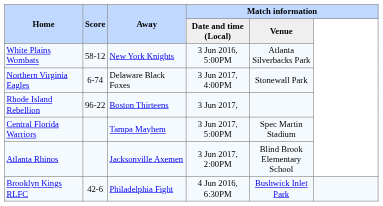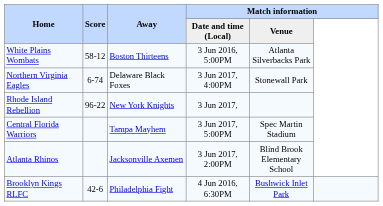(142, 55) New York Knights -> (139, 55) Boston Thirteens
(139, 104) Boston Thirteens -> (142, 104) New York Knights
